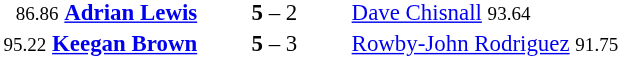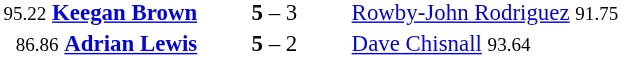rows swapped: (106, 12) <-> (100, 44)
